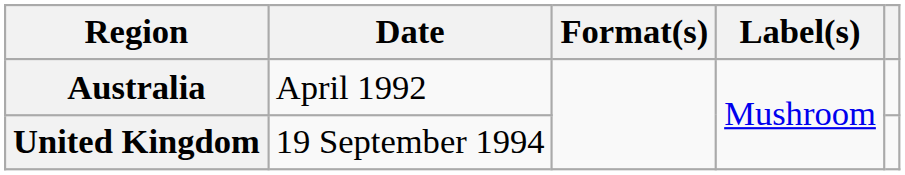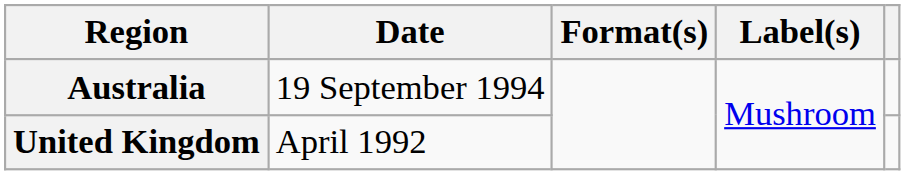(351, 86) April 1992 -> (410, 86) 19 September 1994
(410, 141) 19 September 1994 -> (351, 141) April 1992
